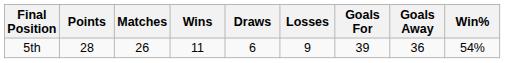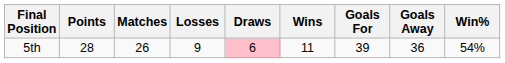columns swapped: (198, 21) <-> (308, 21)
(253, 48) no background -> (253, 48) pink background
